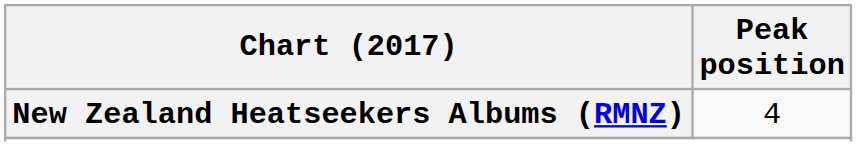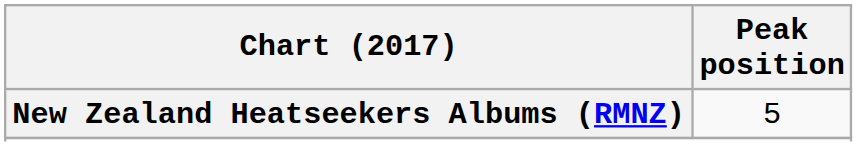(772, 114) 4 -> (772, 114) 5
